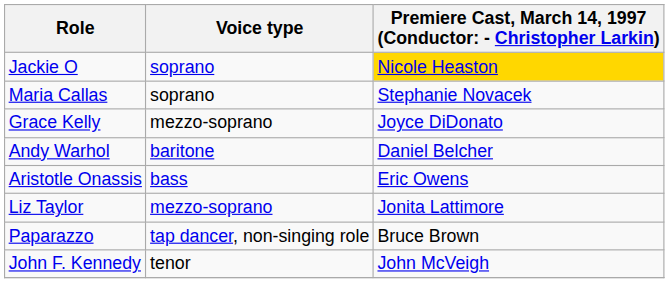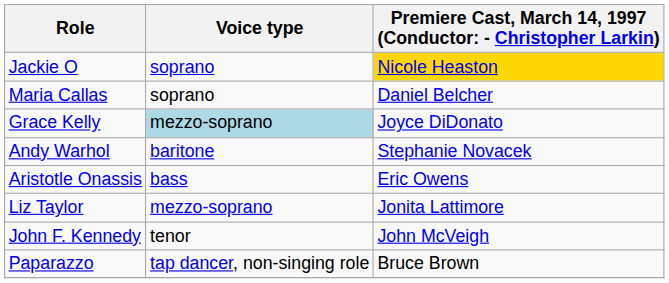(454, 94) Stephanie Novacek -> (435, 94) Daniel Belcher
(211, 123) no background -> (211, 123) lightblue background
(435, 151) Daniel Belcher -> (454, 151) Stephanie Novacek
rows swapped: (75, 263) <-> (51, 235)
